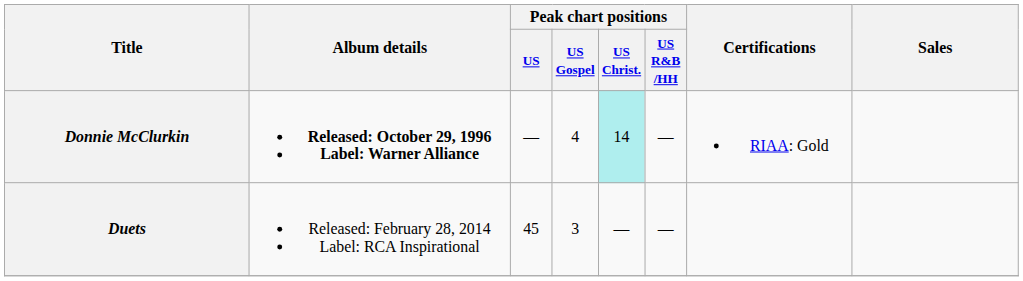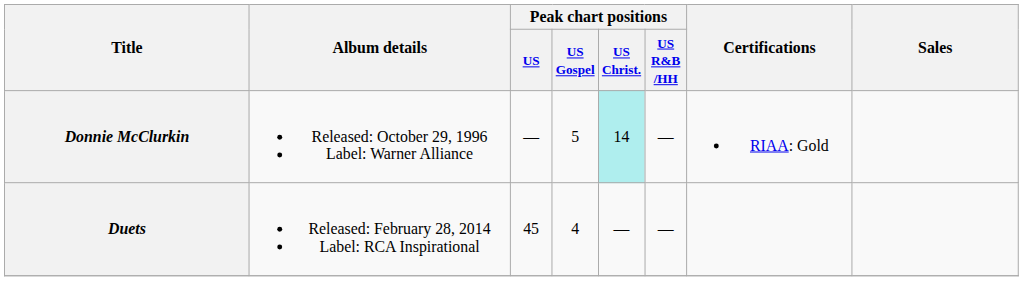(380, 146) bold -> (380, 146) normal
(575, 136) 4 -> (575, 136) 5
(575, 229) 3 -> (575, 229) 4
